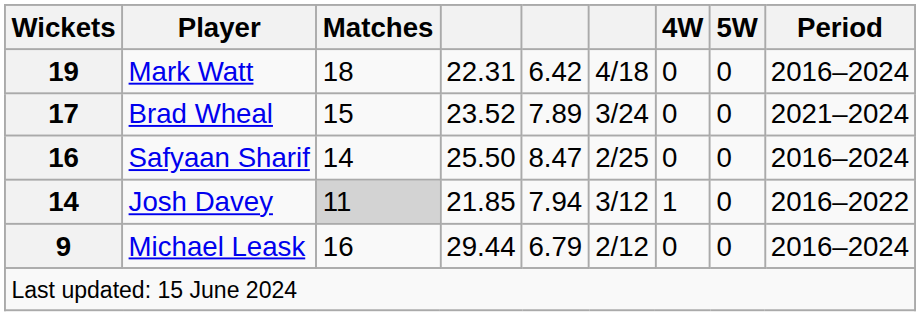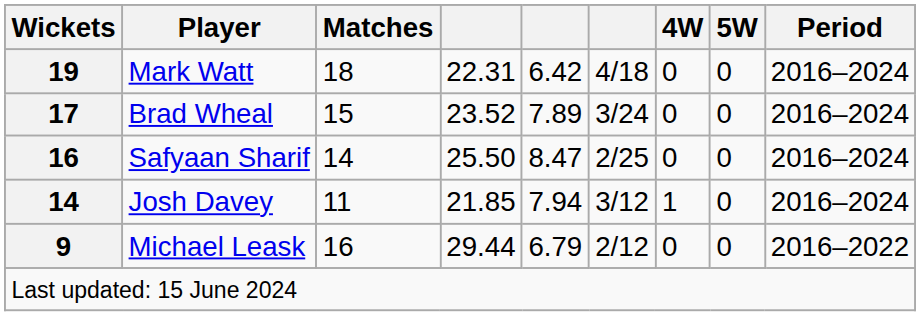(840, 115) 2021–2024 -> (840, 115) 2016–2024
(337, 202) lightgrey background -> (337, 202) no background
(840, 202) 2016–2022 -> (840, 202) 2016–2024
(840, 246) 2016–2024 -> (840, 246) 2016–2022
